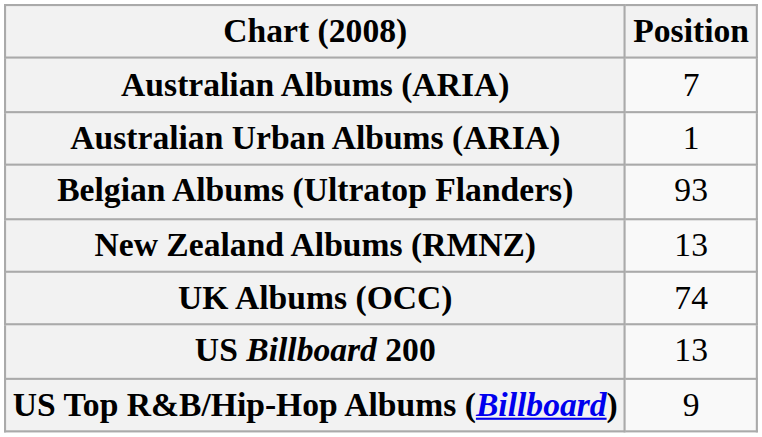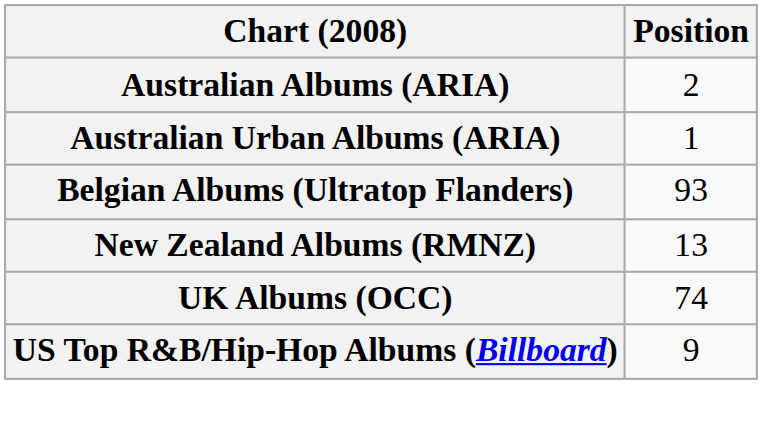(691, 84) 7 -> (691, 84) 2
- row: (315, 350)
